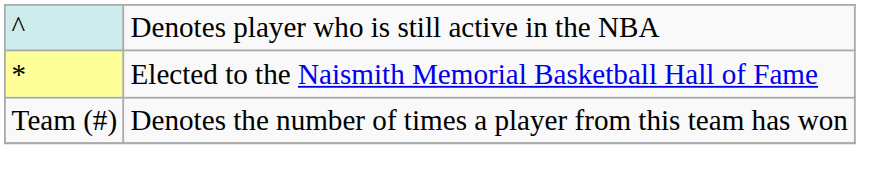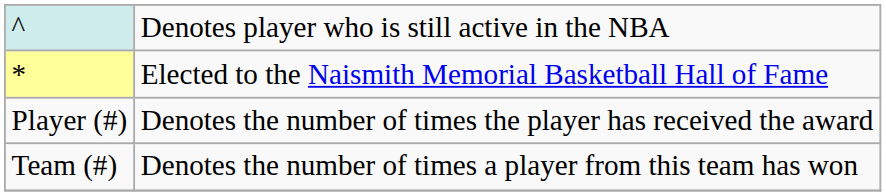+ row: (69, 119)
